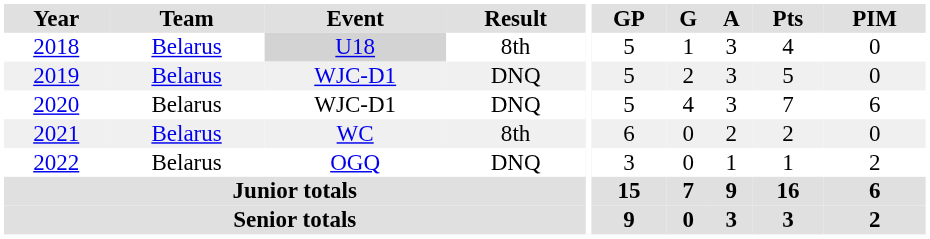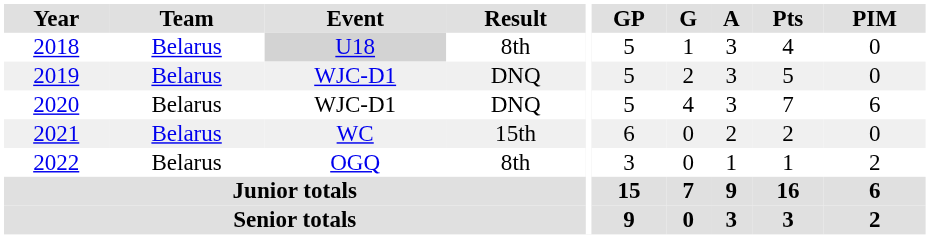(516, 133) 8th -> (516, 133) 15th
(516, 162) DNQ -> (516, 162) 8th
